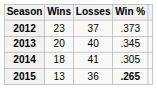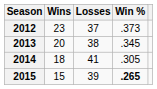(93, 44) 40 -> (93, 44) 38
(59, 76) 13 -> (59, 76) 15
(93, 76) 36 -> (93, 76) 39
